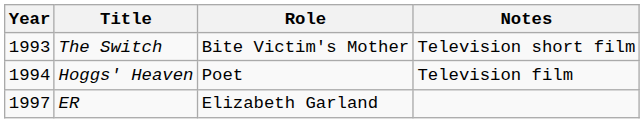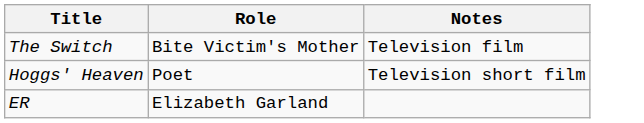- column: (30, 19)
(526, 47) Television short film -> (445, 47) Television film
(495, 75) Television film -> (477, 75) Television short film
